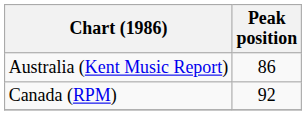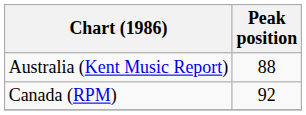(267, 67) 86 -> (267, 67) 88
